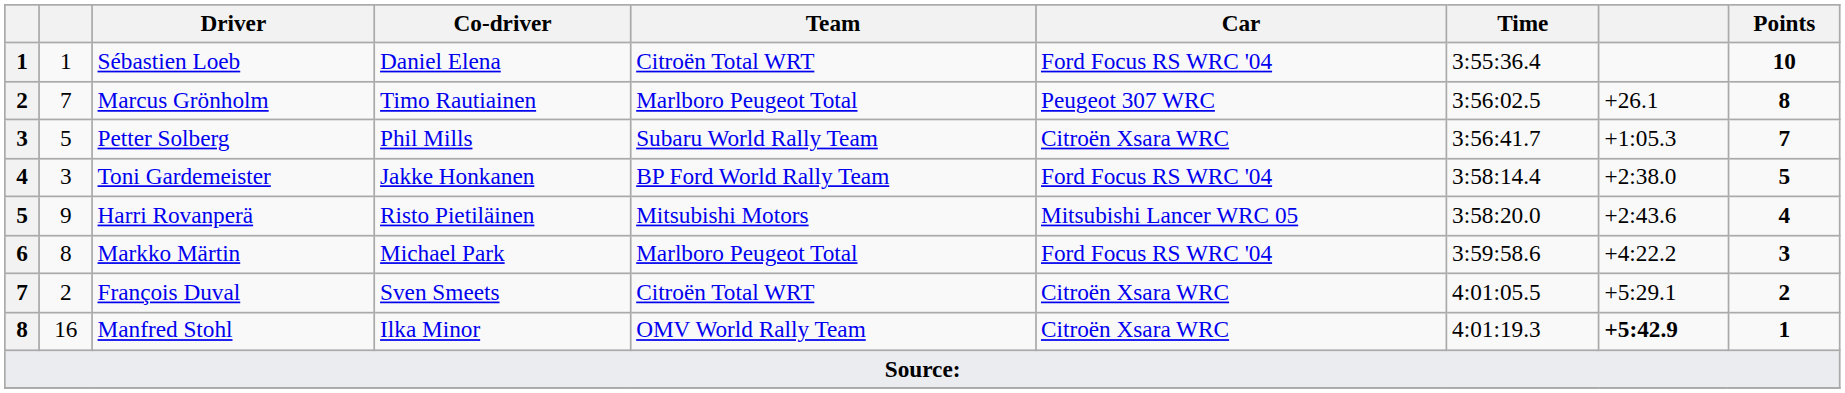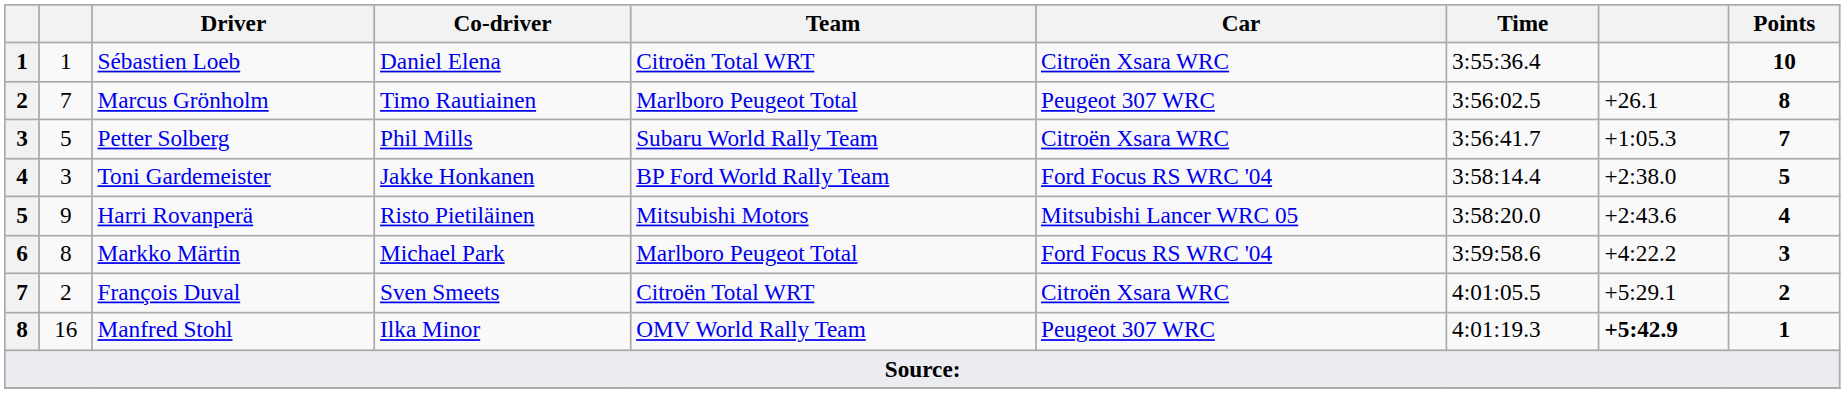(1157, 61) Ford Focus RS WRC '04 -> (1135, 61) Citroën Xsara WRC
(1135, 330) Citroën Xsara WRC -> (1128, 330) Peugeot 307 WRC
